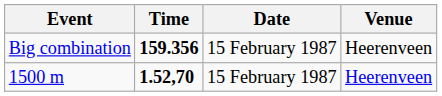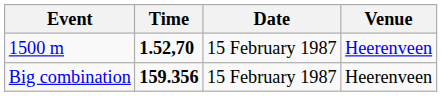rows swapped: (36, 76) <-> (70, 47)
